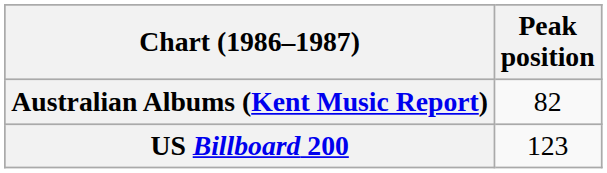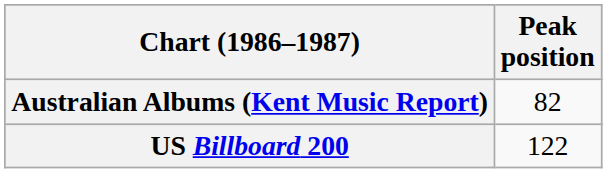(548, 145) 123 -> (548, 145) 122
